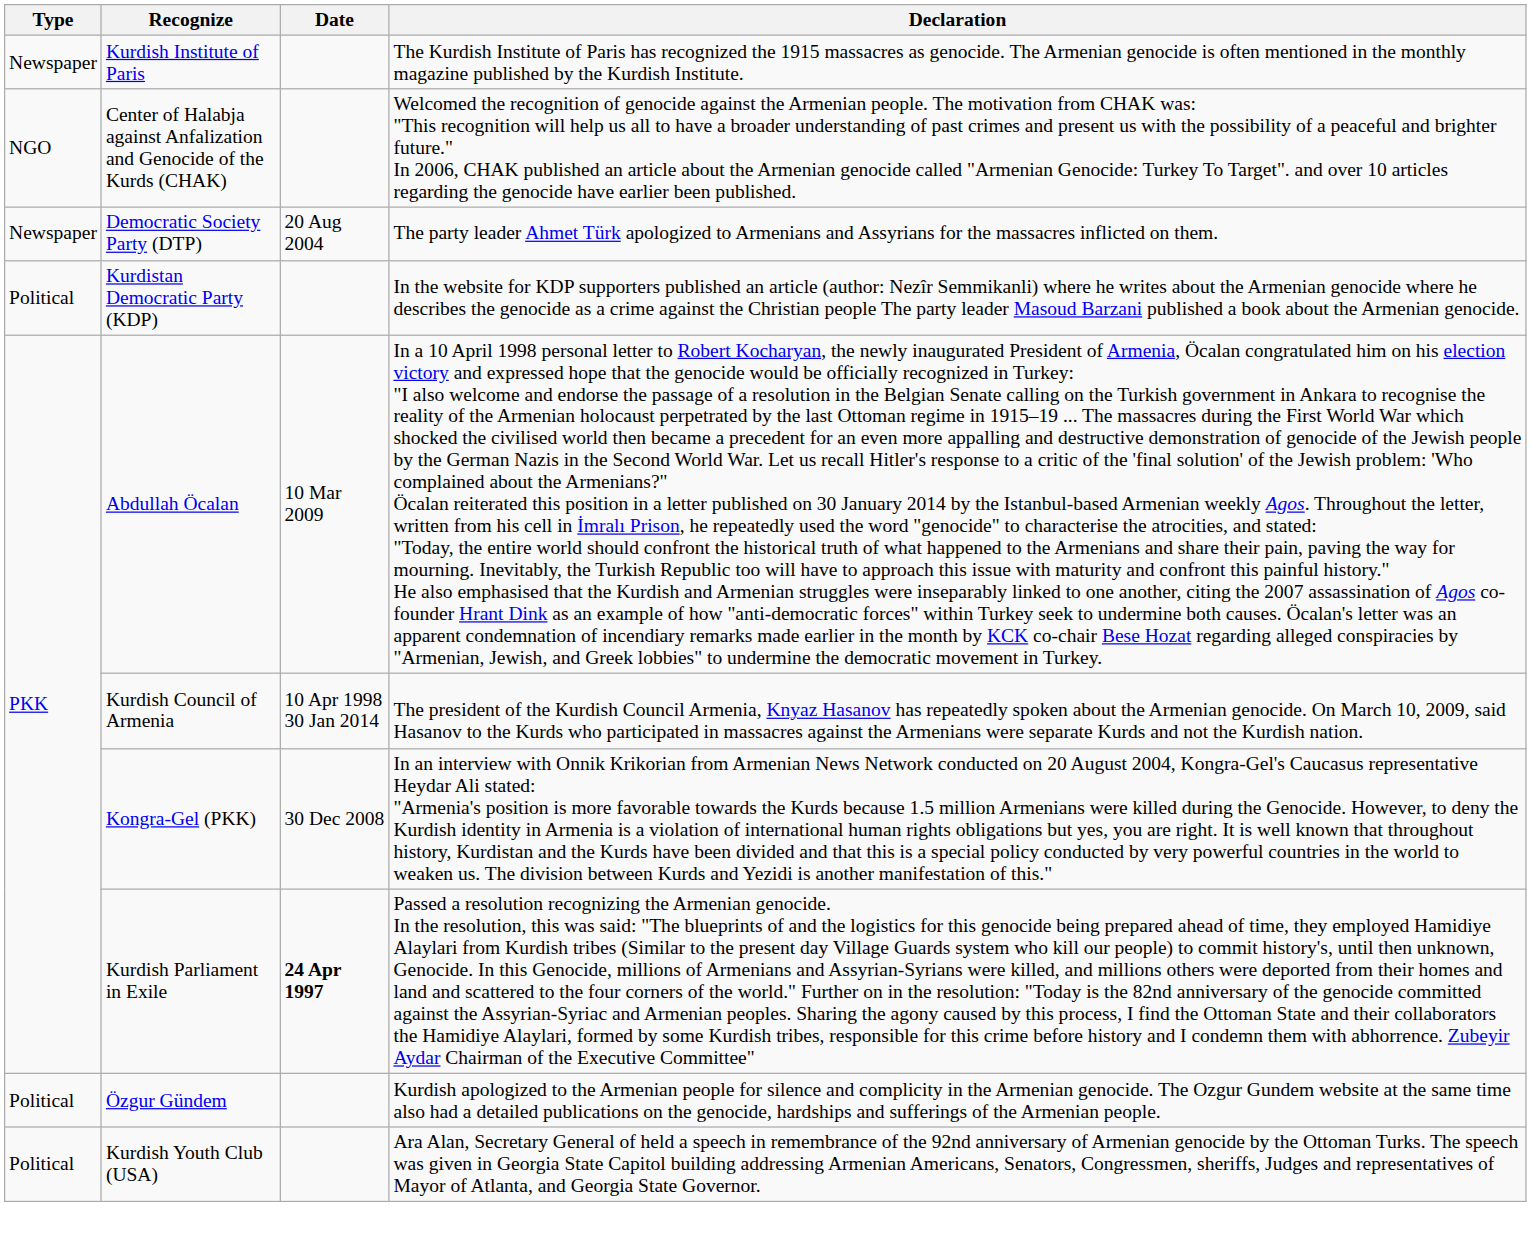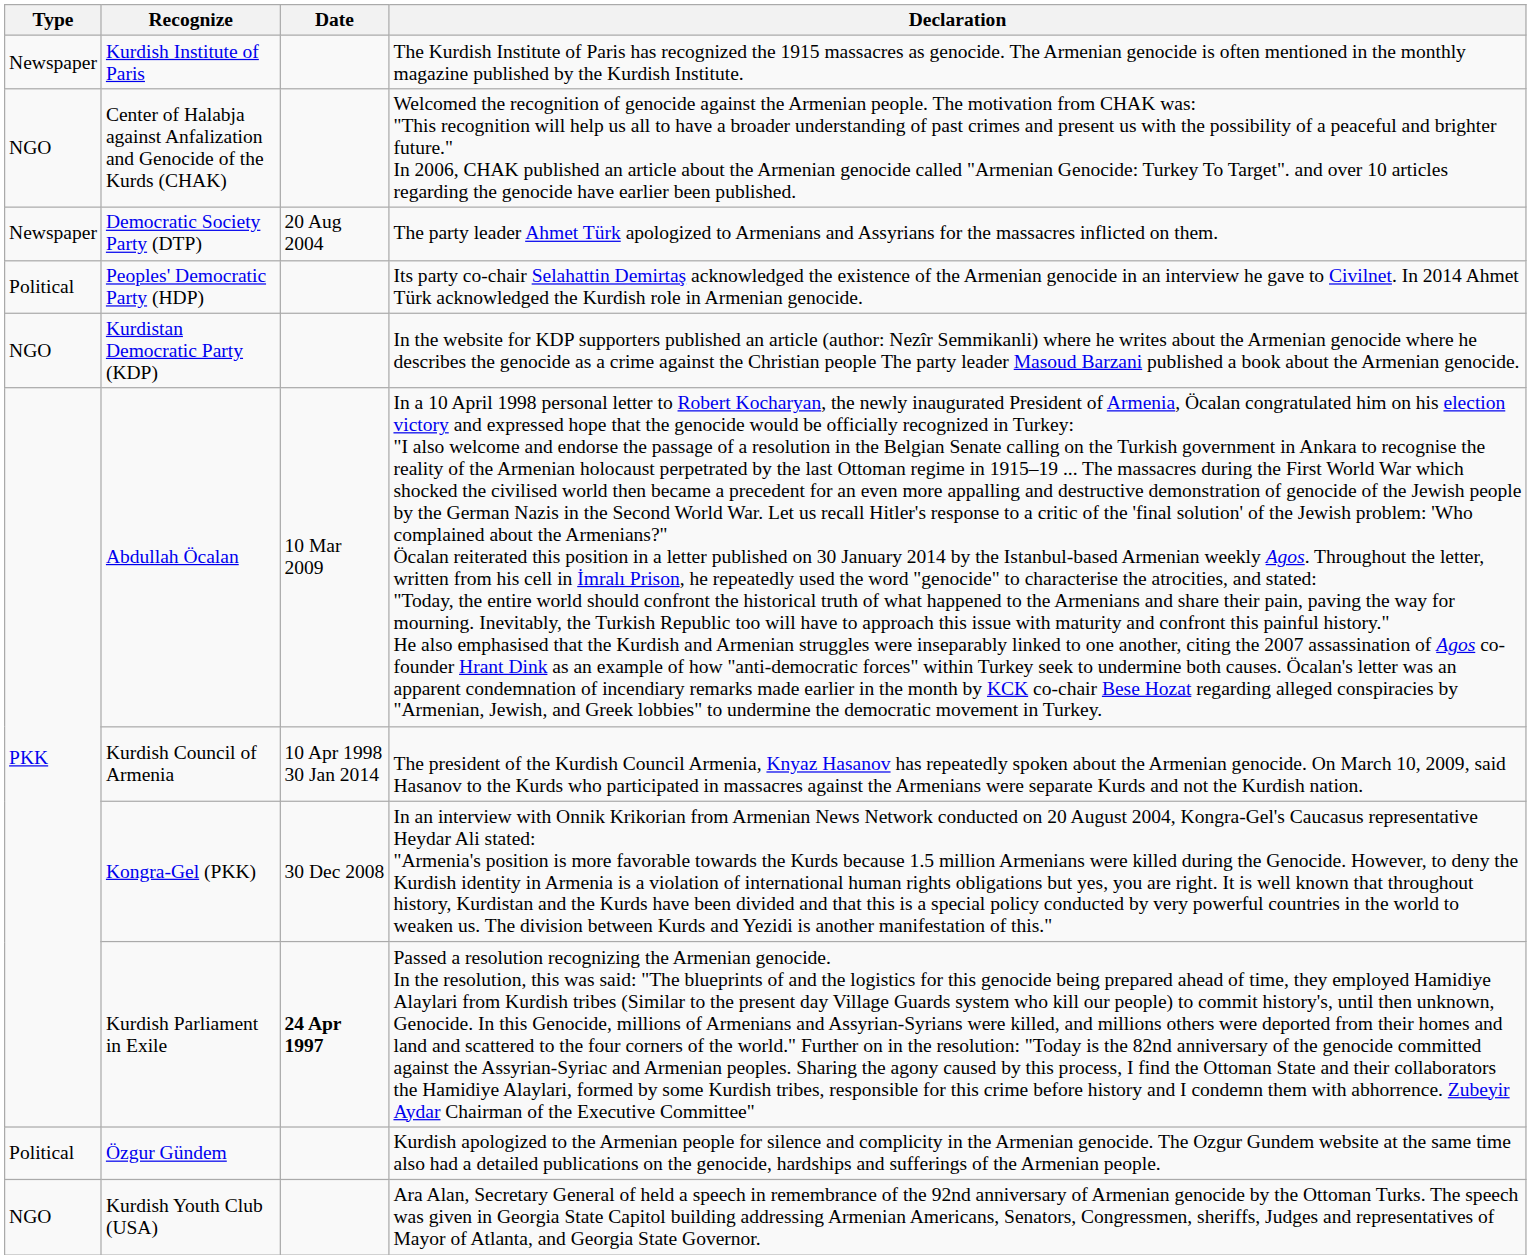+ row: (186, 286)
(42, 297) Political -> (30, 350) NGO
(42, 1164) Political -> (30, 1216) NGO
